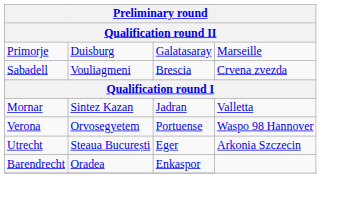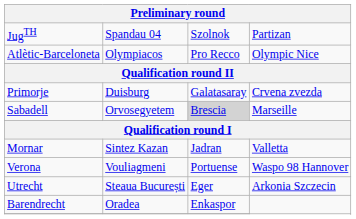+ row: (22, 34)
+ row: (53, 54)
(239, 51) Marseille -> (287, 92) Crvena zvezda
(101, 70) Vouliagmeni -> (140, 110) Orvosegyetem
(174, 70) no background -> (208, 110) lightgrey background
(252, 70) Crvena zvezda -> (274, 110) Marseille
(105, 126) Orvosegyetem -> (135, 167) Vouliagmeni
